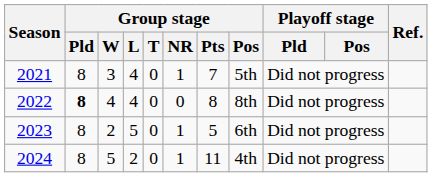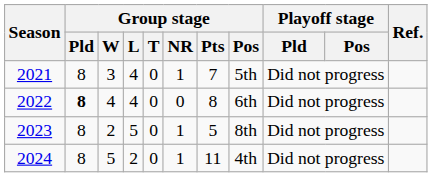(246, 102) 8th -> (246, 102) 6th
(246, 130) 6th -> (246, 130) 8th
